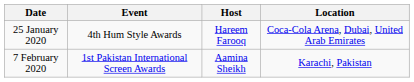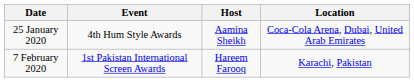(231, 35) Hareem Farooq -> (231, 35) Aamina Sheikh
(231, 63) Aamina Sheikh -> (231, 63) Hareem Farooq
